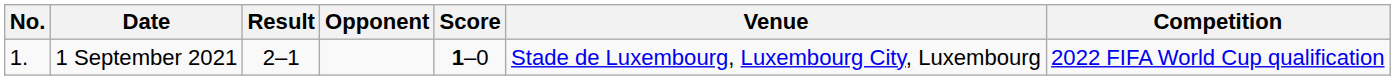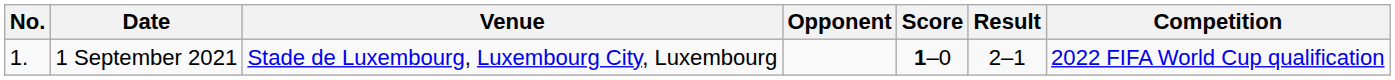columns swapped: (776, 22) <-> (281, 22)
